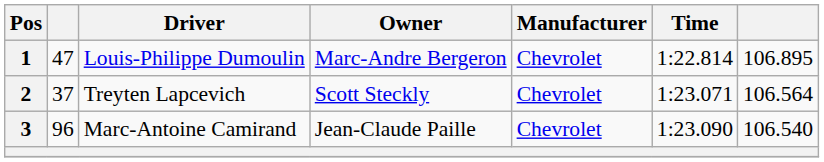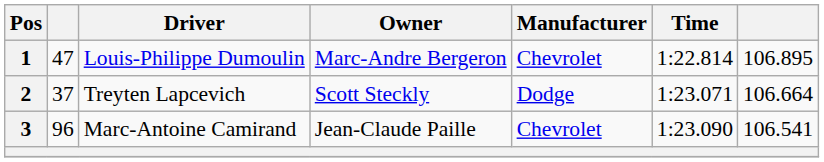(559, 93) Chevrolet -> (545, 93) Dodge
(778, 93) 106.564 -> (778, 93) 106.664
(778, 129) 106.540 -> (778, 129) 106.541
